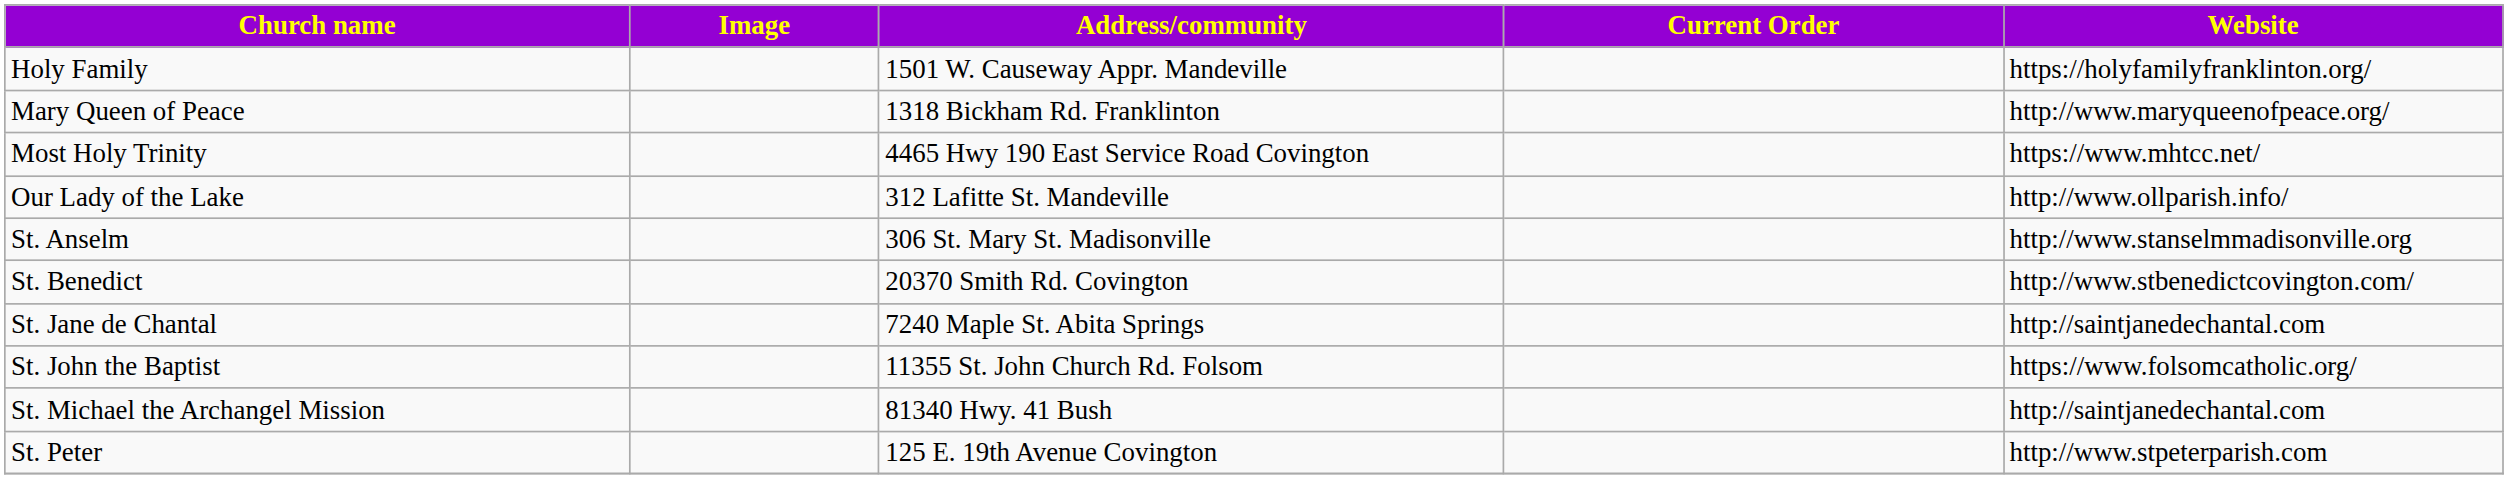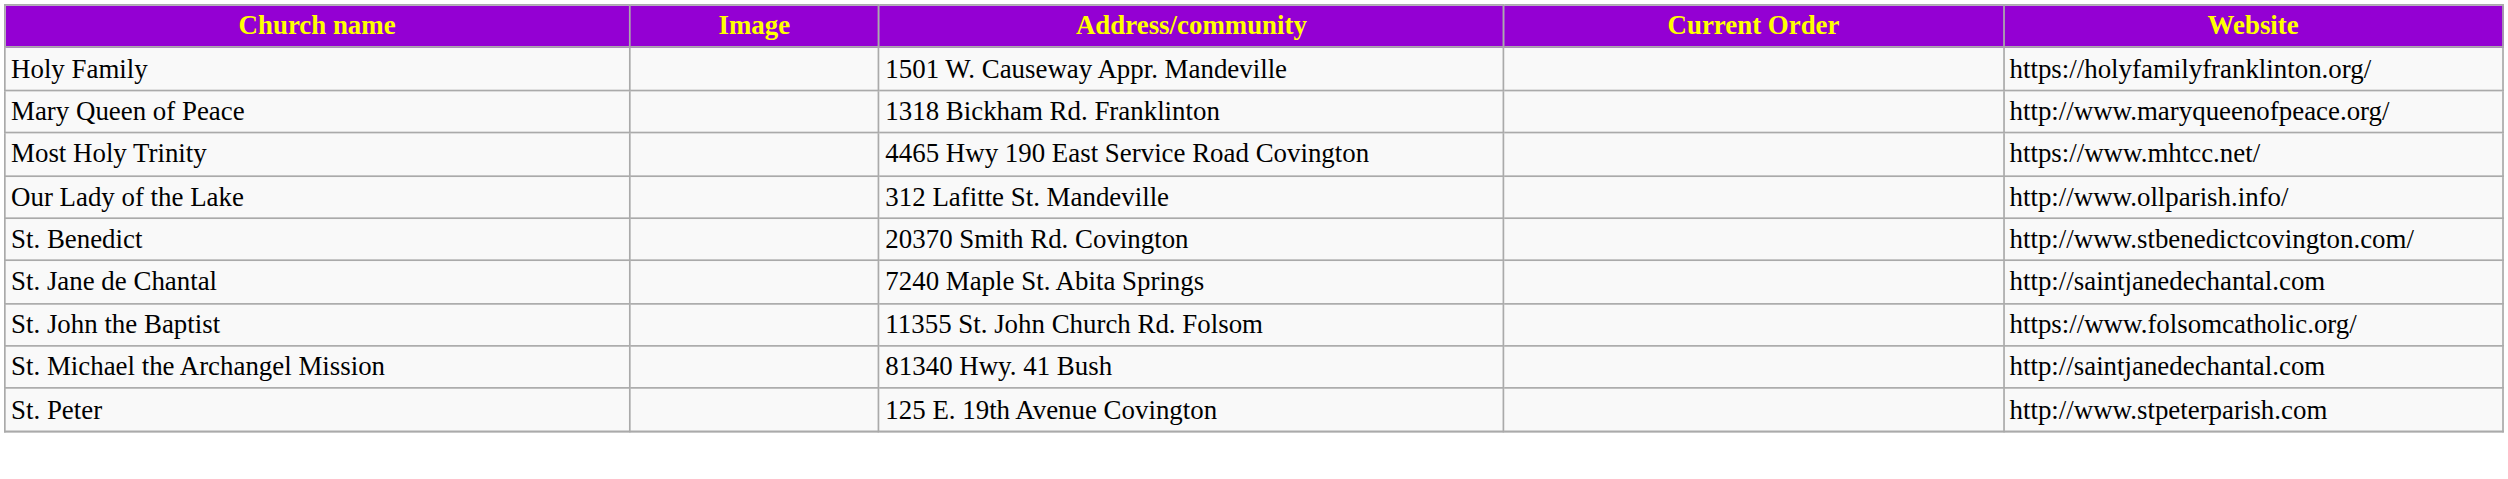- row: (70, 238)
